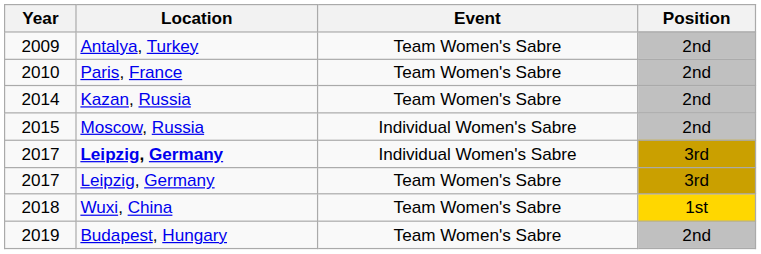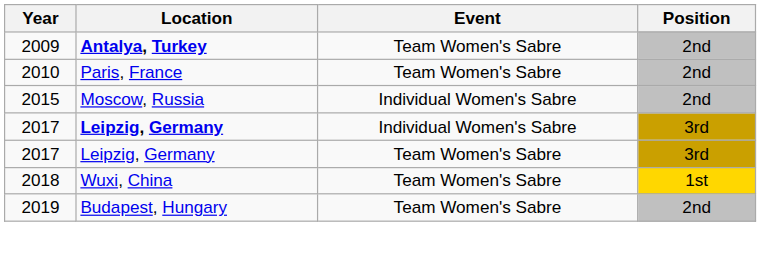(139, 46) normal -> (144, 46) bold
- row: (40, 100)
